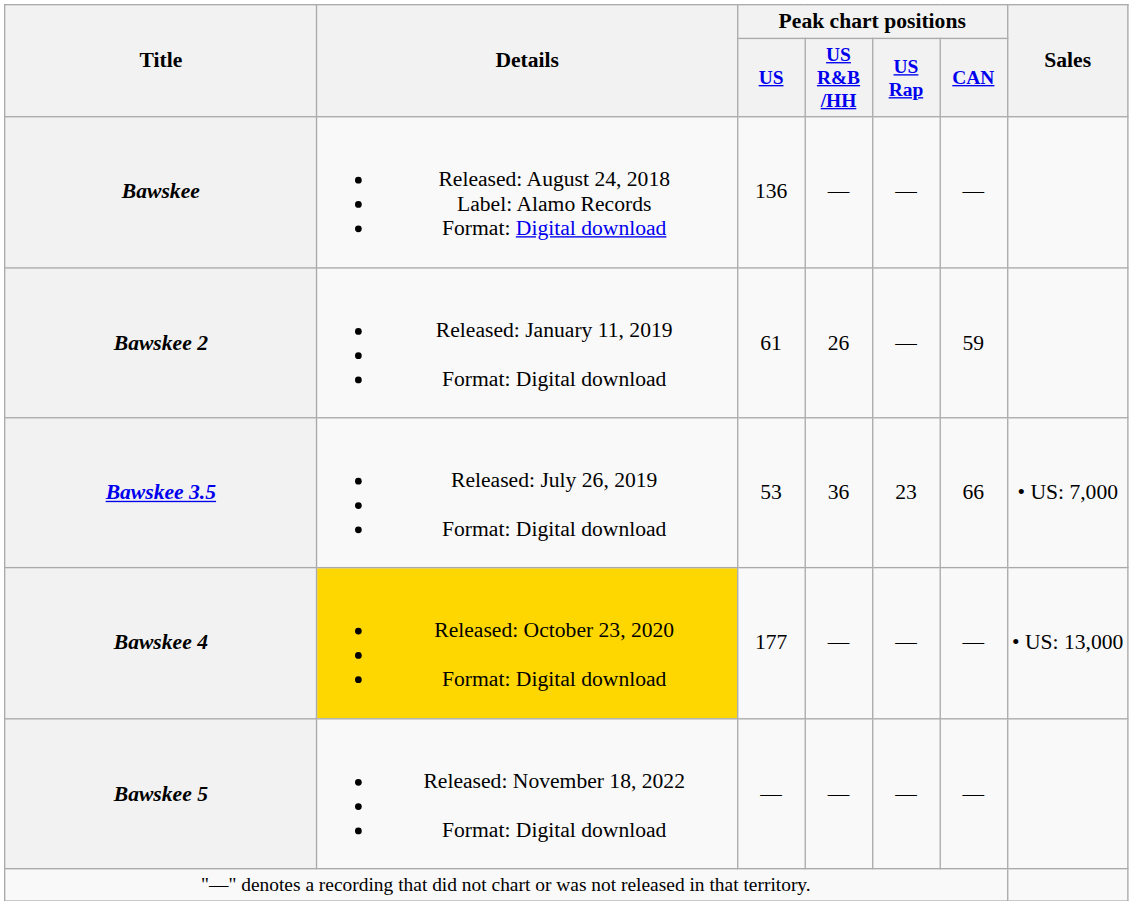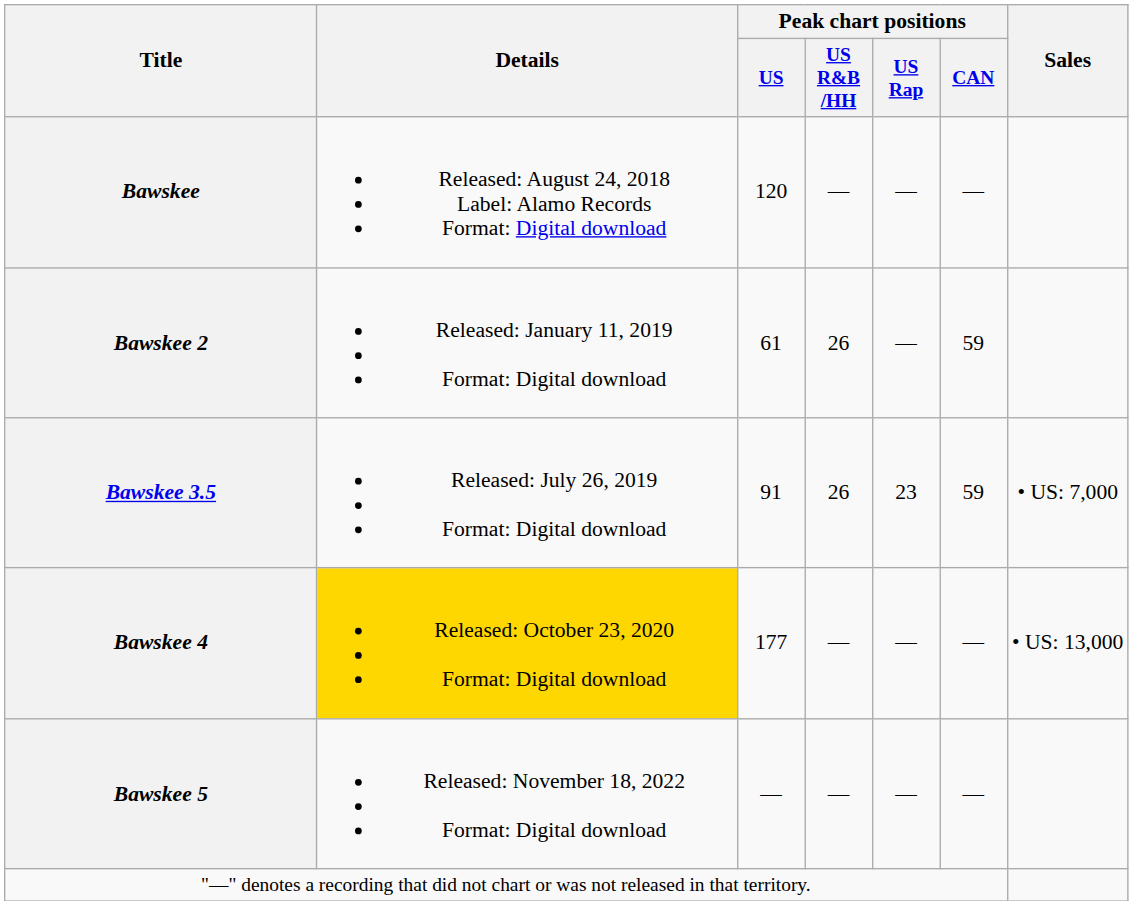(771, 191) 136 -> (771, 191) 120
(771, 492) 53 -> (771, 492) 91
(839, 492) 36 -> (839, 492) 26
(973, 492) 66 -> (973, 492) 59
